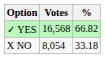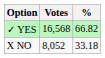(54, 45) 8,054 -> (54, 45) 8,052
